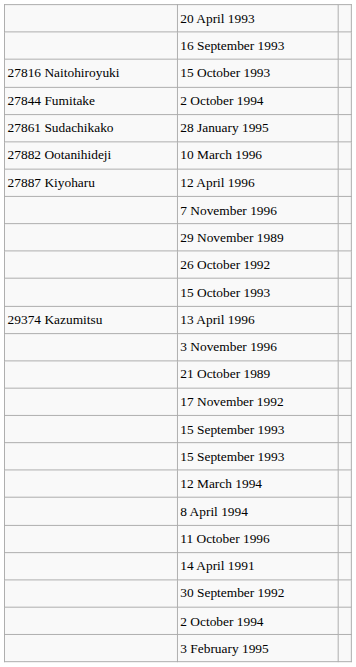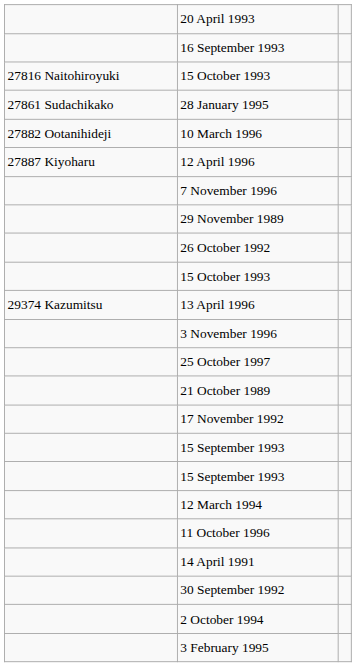- row: (51, 100)
+ row: (91, 362)
- row: (91, 511)
